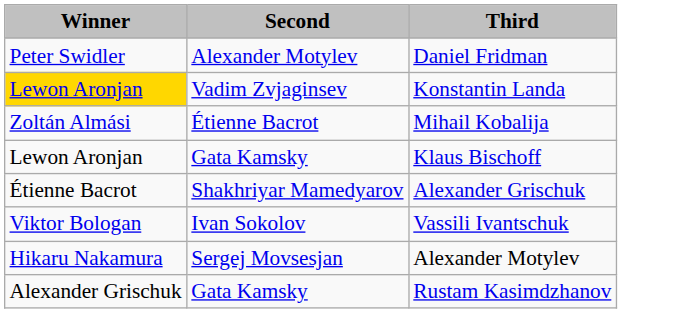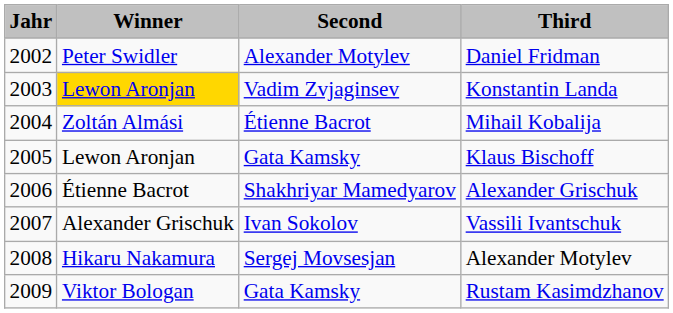+ column: (31, 21)
(75, 223) Viktor Bologan -> (148, 223) Alexander Grischuk
(96, 291) Alexander Grischuk -> (128, 291) Viktor Bologan
